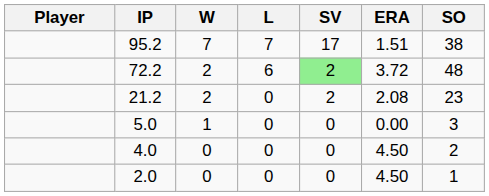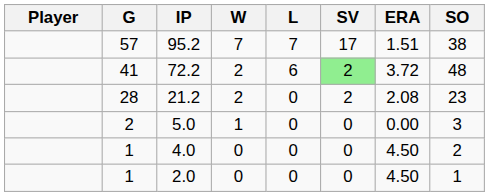+ column: (129, 17)
